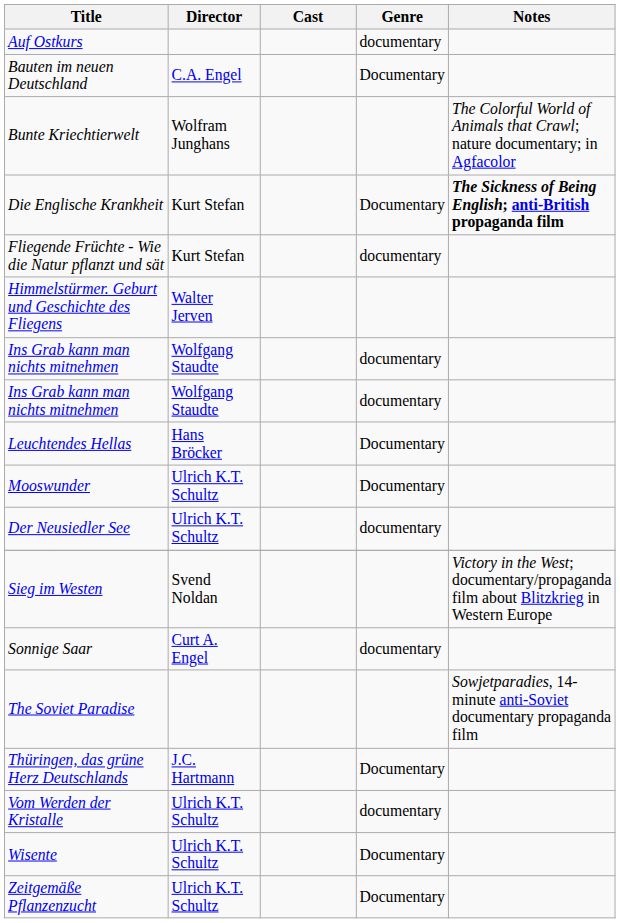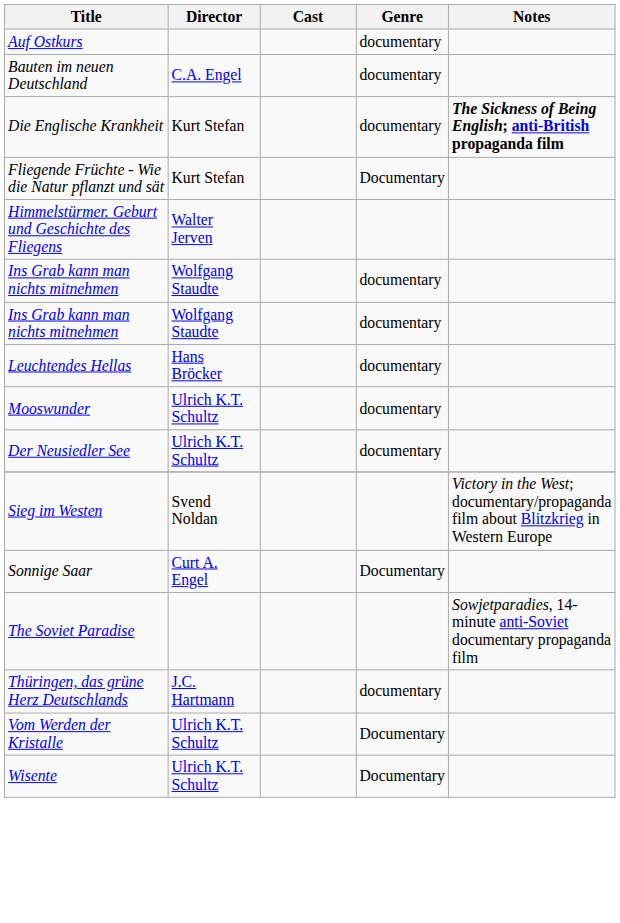(402, 75) Documentary -> (400, 75) documentary
- row: (74, 135)
(402, 204) Documentary -> (400, 126) documentary
(400, 255) documentary -> (402, 178) Documentary
(402, 443) Documentary -> (400, 365) documentary
(402, 486) Documentary -> (400, 408) documentary
(400, 648) documentary -> (402, 571) Documentary
(402, 769) Documentary -> (400, 691) documentary
(400, 811) documentary -> (402, 733) Documentary
- row: (52, 896)
